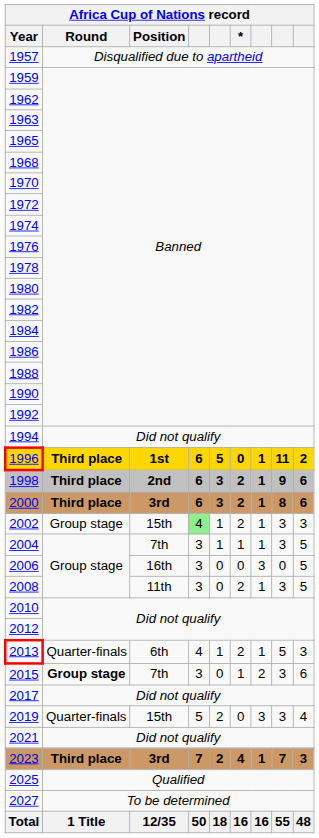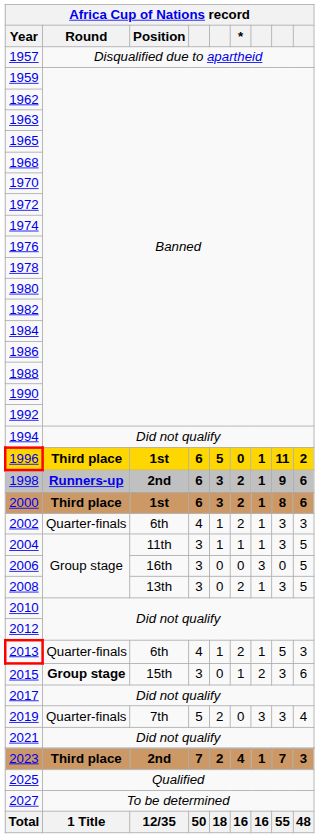(86, 481) Third place -> (86, 481) Runners-up
(159, 502) 3rd -> (159, 502) 1st
(86, 523) Group stage -> (86, 523) Quarter-finals
(159, 523) 15th -> (159, 523) 6th
(199, 523) lightgreen background -> (199, 523) no background
(159, 544) 7th -> (159, 544) 11th
(159, 587) 11th -> (159, 587) 13th
(159, 674) 7th -> (159, 674) 15th
(159, 716) 15th -> (159, 716) 7th
(159, 758) 3rd -> (159, 758) 2nd
